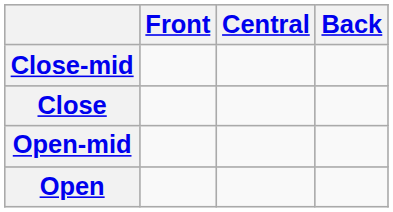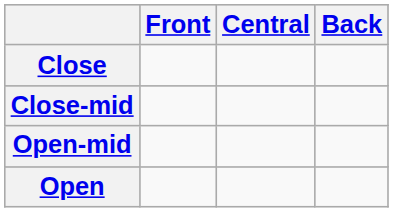rows swapped: (72, 105) <-> (72, 65)
